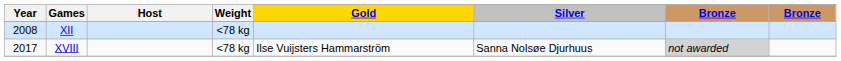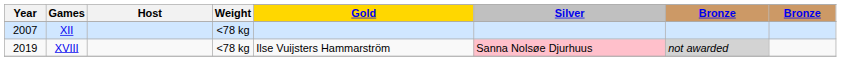(25, 31) 2008 -> (25, 31) 2007
(25, 48) 2017 -> (25, 48) 2019
(534, 48) no background -> (534, 48) pink background
